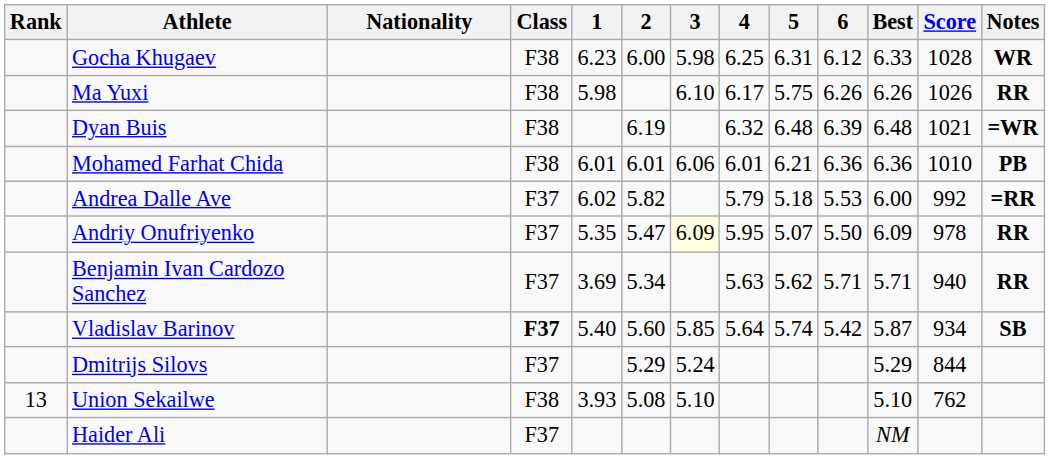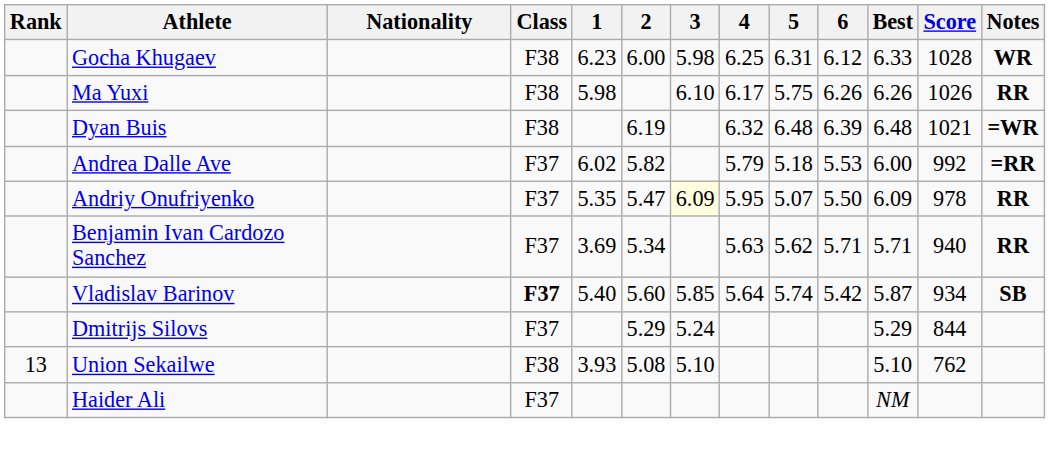- row: (178, 163)
